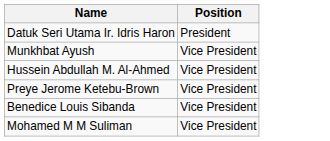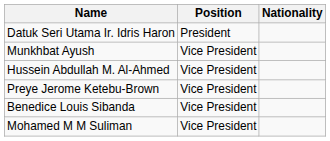+ column: (292, 13)
